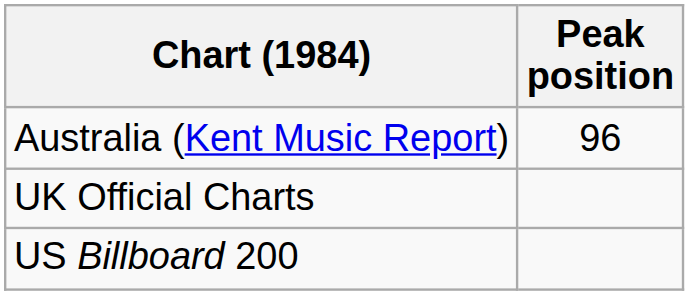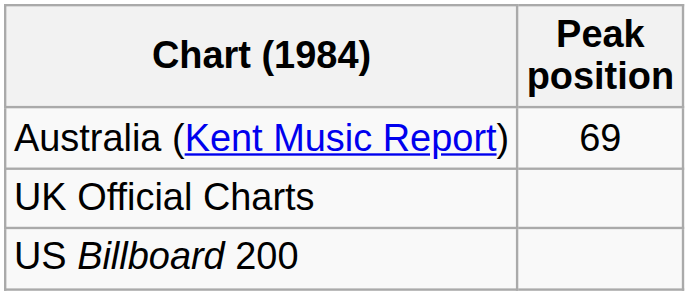(600, 137) 96 -> (600, 137) 69
